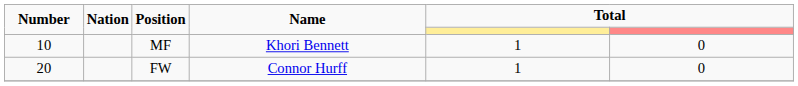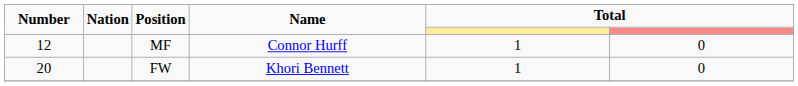(44, 45) 10 -> (44, 45) 12
(307, 45) Khori Bennett -> (307, 45) Connor Hurff
(307, 68) Connor Hurff -> (307, 68) Khori Bennett
